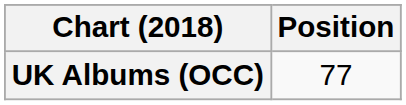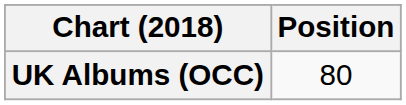(336, 74) 77 -> (336, 74) 80
